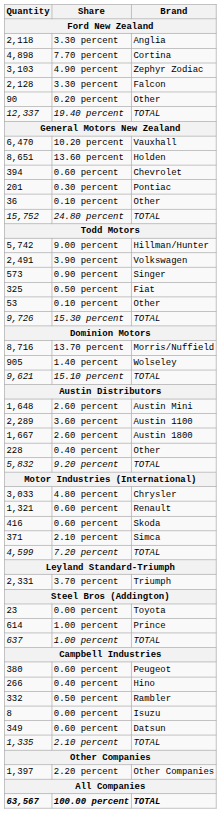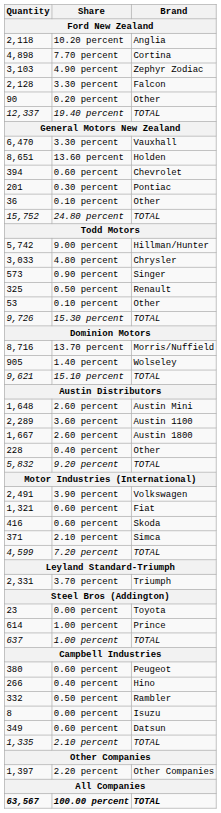(86, 41) 3.30 percent -> (89, 41) 10.20 percent
(89, 143) 10.20 percent -> (86, 143) 3.30 percent
rows swapped: (20, 494) <-> (20, 260)
(144, 289) Fiat -> (152, 289) Renault
(152, 509) Renault -> (144, 509) Fiat
